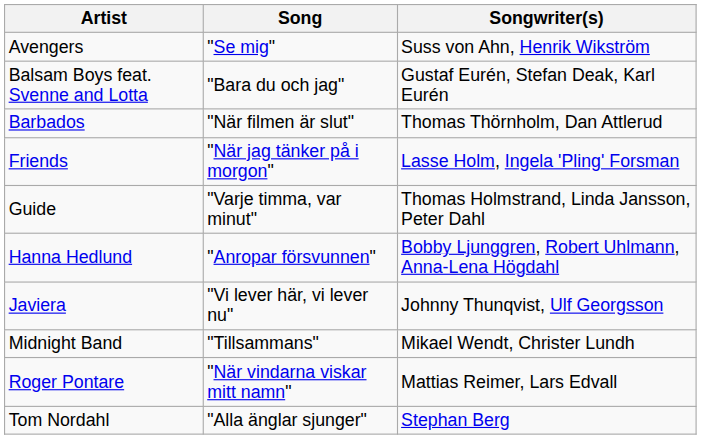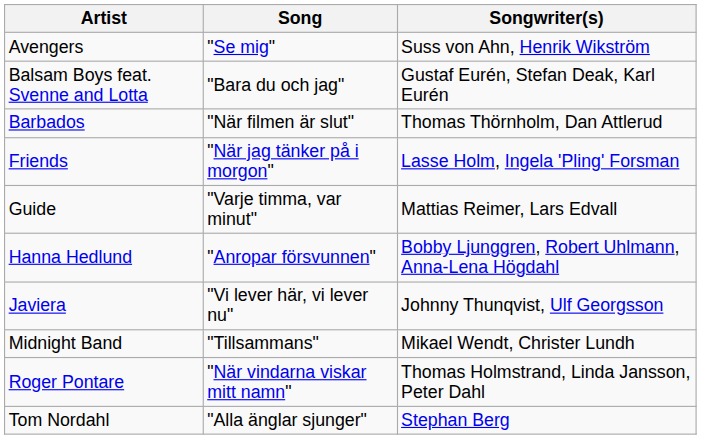(546, 209) Thomas Holmstrand, Linda Jansson, Peter Dahl -> (509, 209) Mattias Reimer, Lars Edvall
(509, 381) Mattias Reimer, Lars Edvall -> (546, 381) Thomas Holmstrand, Linda Jansson, Peter Dahl
